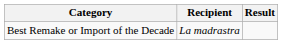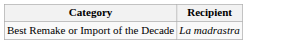- column: (260, 13)
